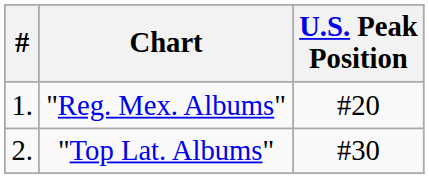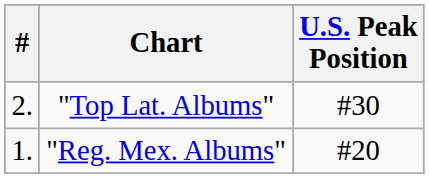rows swapped: (166, 104) <-> (166, 150)
